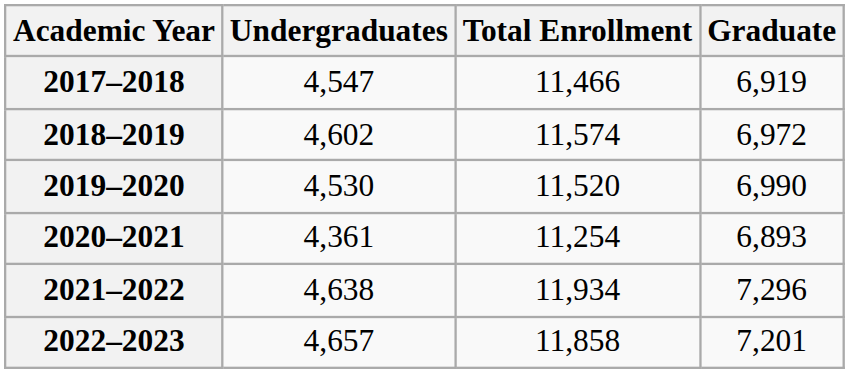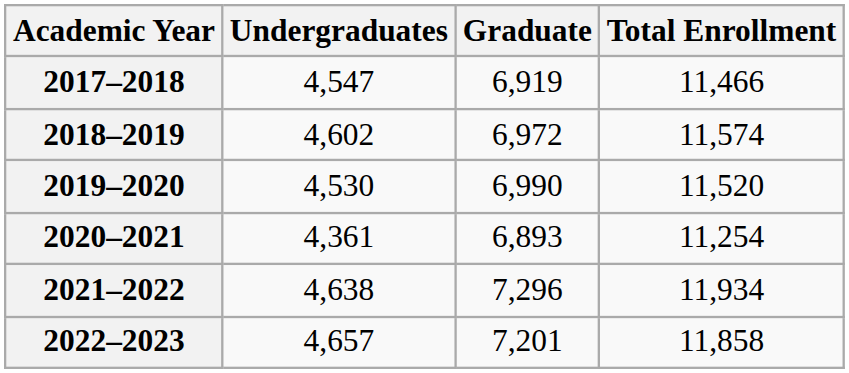columns swapped: (772, 30) <-> (578, 30)
